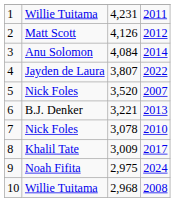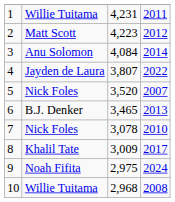(124, 33) 4,126 -> (124, 33) 4,223
(124, 110) 3,221 -> (124, 110) 3,465
